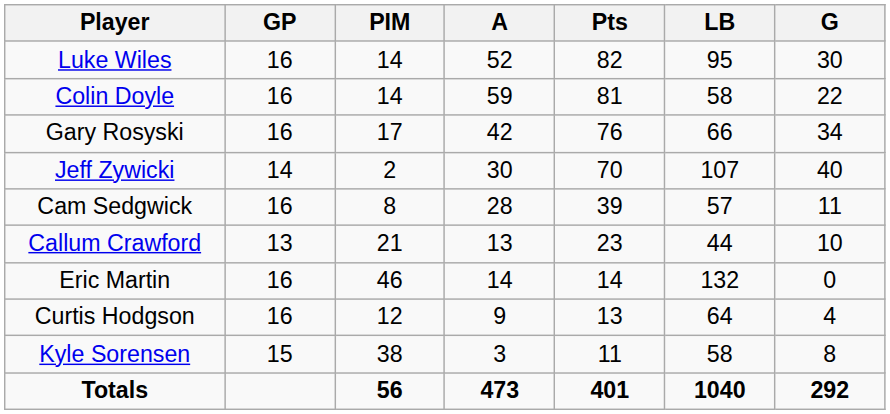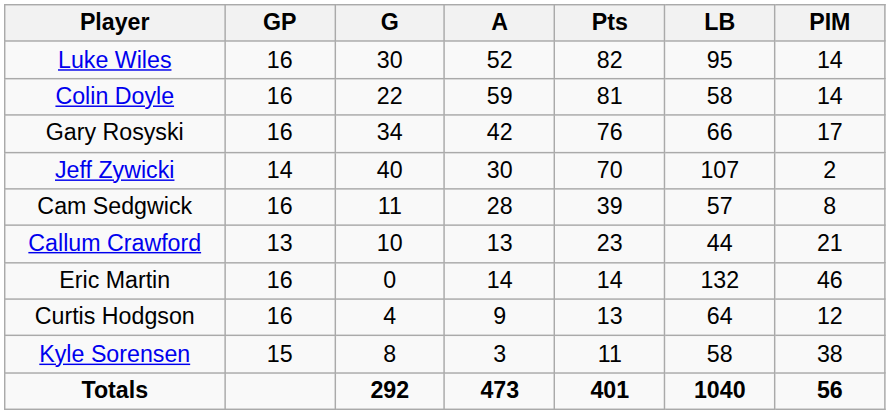columns swapped: (830, 22) <-> (390, 22)
